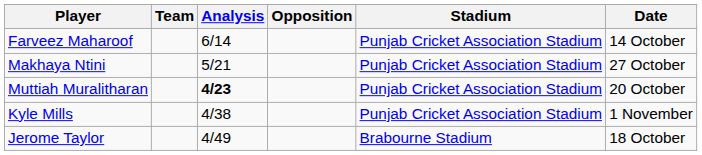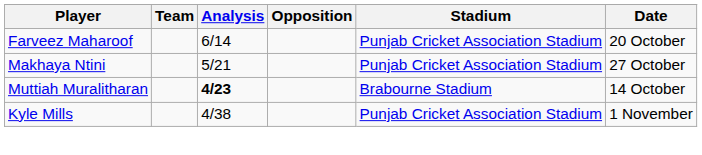(647, 41) 14 October -> (647, 41) 20 October
(481, 89) Punjab Cricket Association Stadium -> (426, 89) Brabourne Stadium
(647, 89) 20 October -> (647, 89) 14 October
- row: (56, 138)
